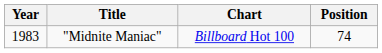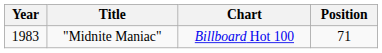(344, 36) 74 -> (344, 36) 71
